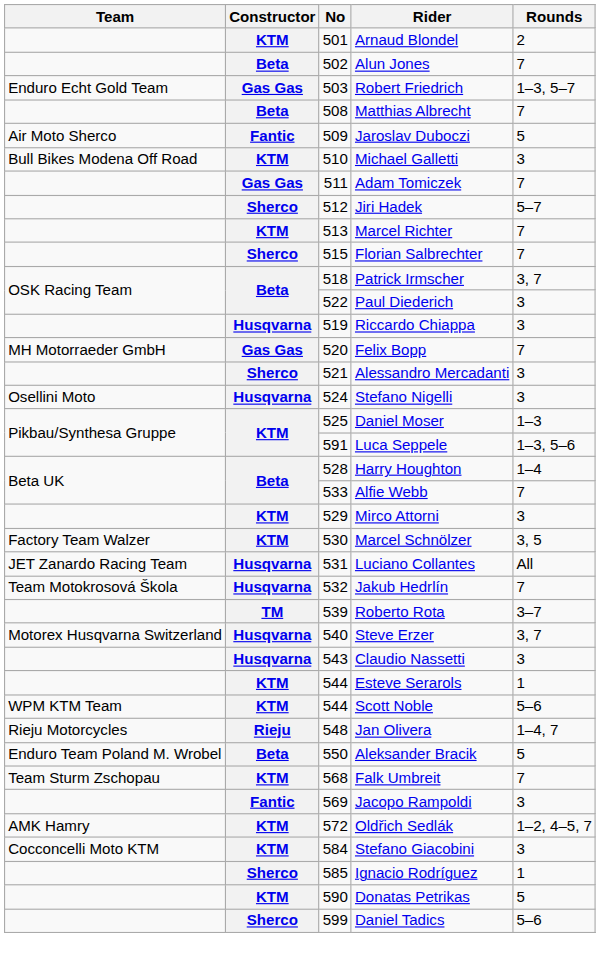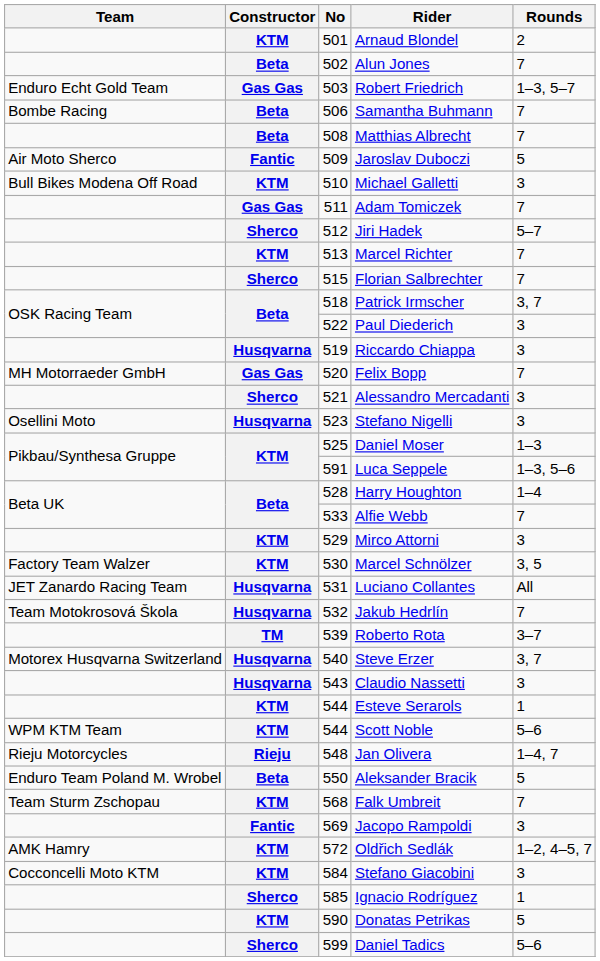+ row: (424, 111)
(335, 397) 524 -> (335, 421) 523
